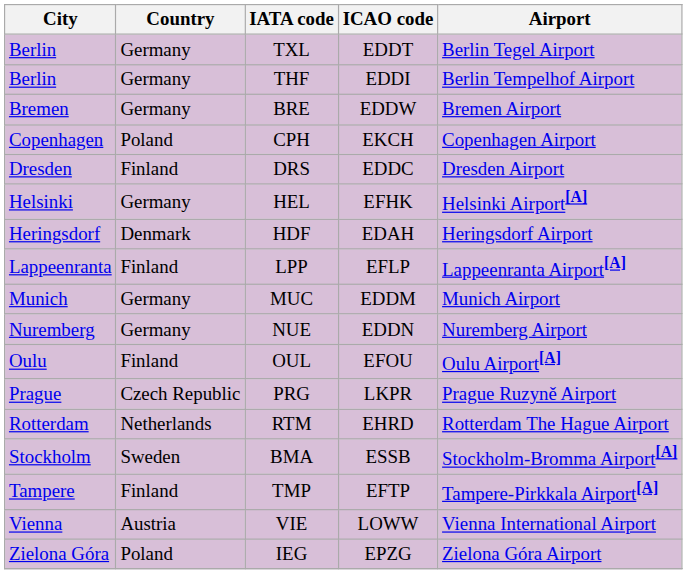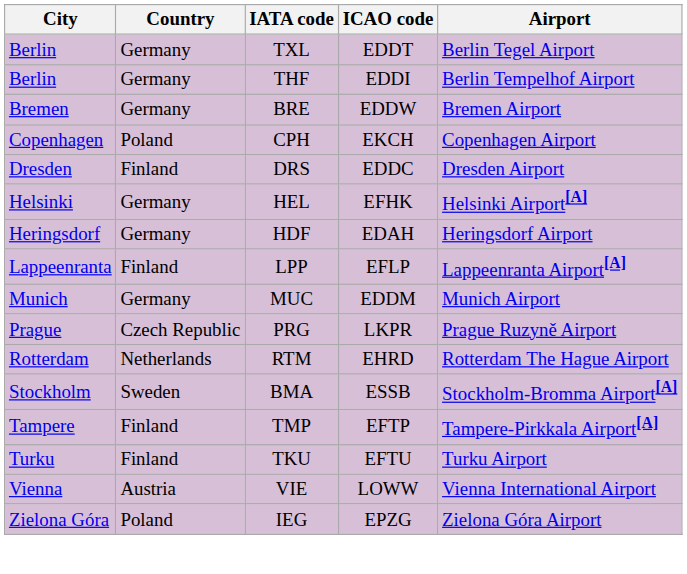(156, 234) Denmark -> (156, 234) Germany
- row: (292, 329)
- row: (292, 361)
+ row: (292, 459)
